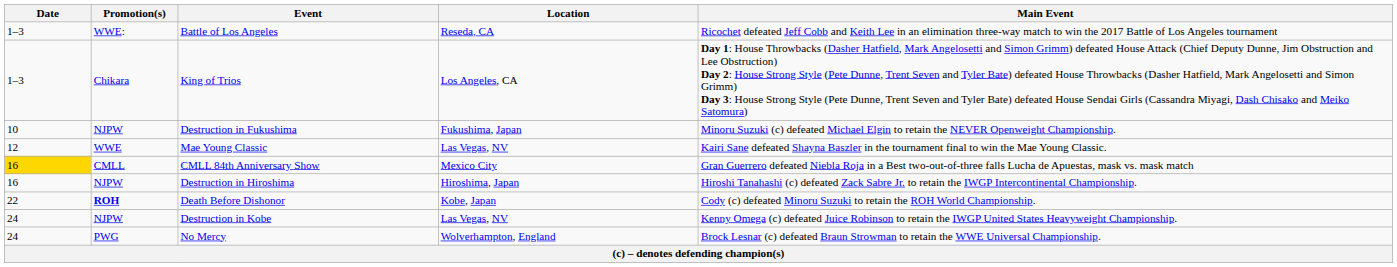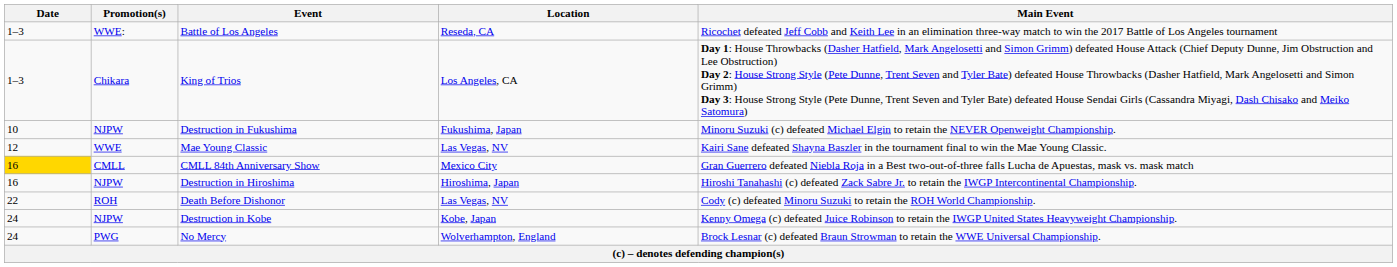(106, 200) bold -> (106, 200) normal
(468, 200) Kobe, Japan -> (474, 200) Las Vegas, NV
(474, 218) Las Vegas, NV -> (468, 218) Kobe, Japan
